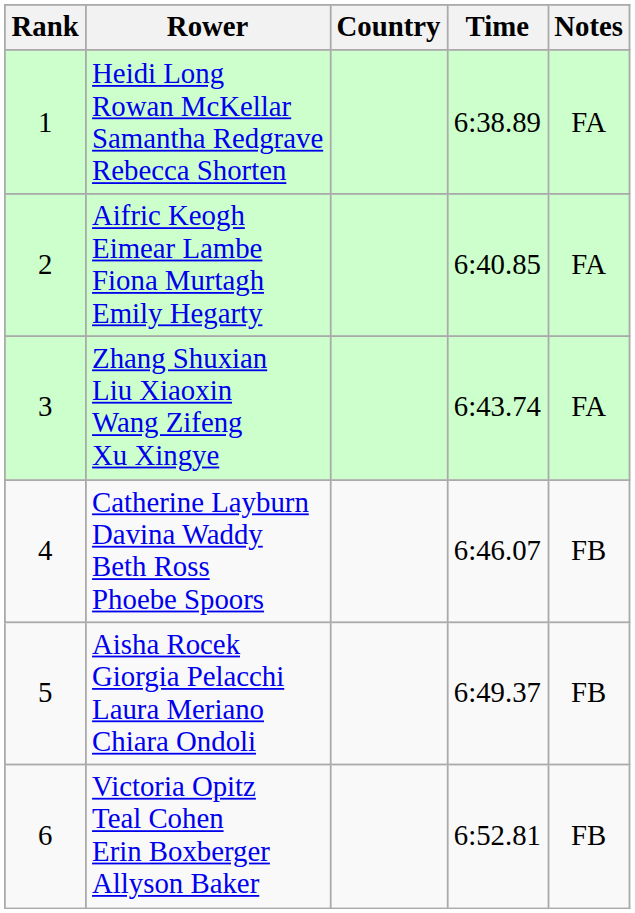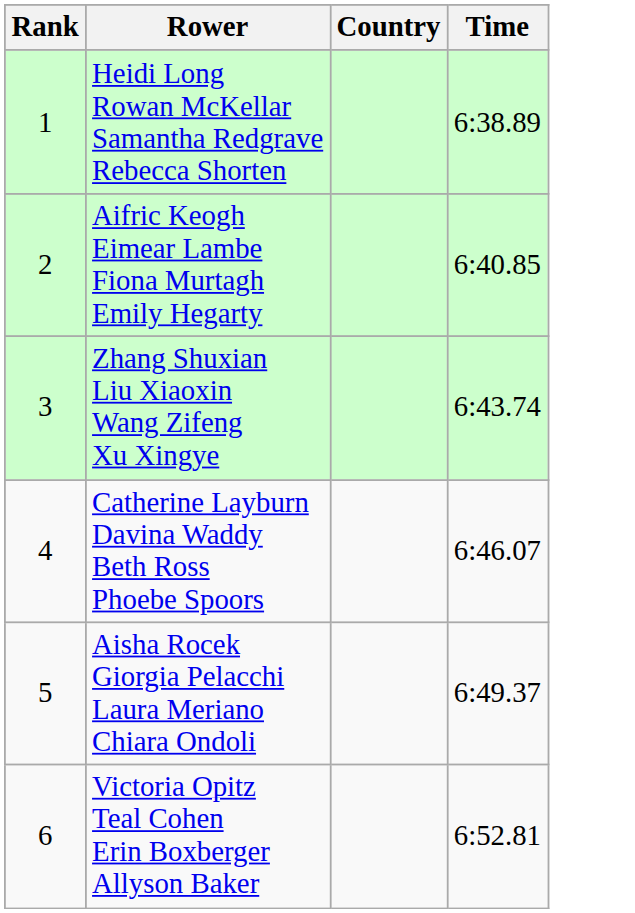- column: (589, 27)
